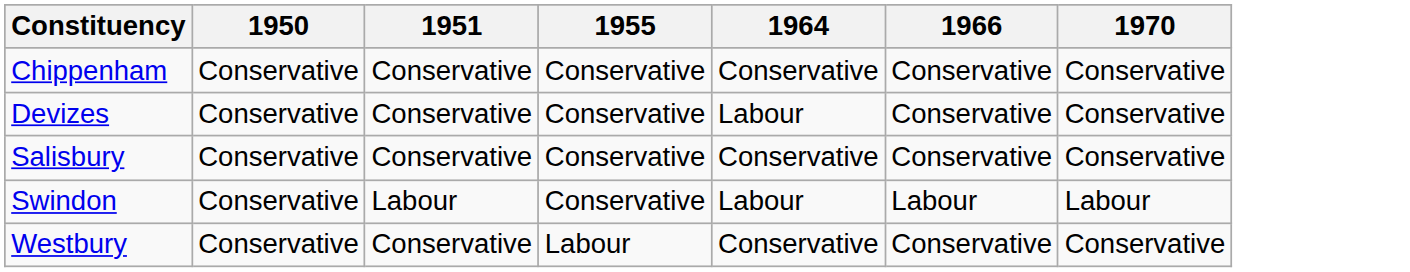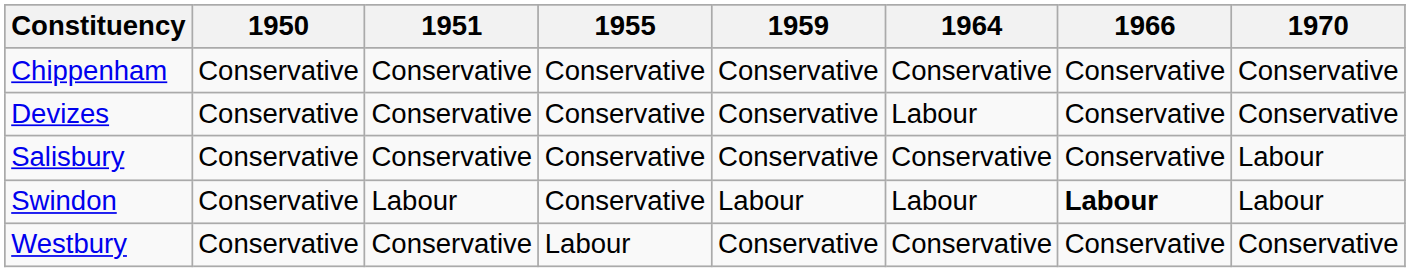+ column: (798, 26)
(1145, 157) Conservative -> (1281, 157) Labour
(934, 200) normal -> (1111, 200) bold
